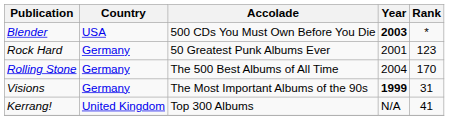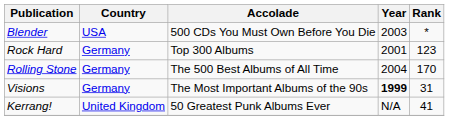(394, 32) bold -> (394, 32) normal
(250, 50) 50 Greatest Punk Albums Ever -> (212, 50) Top 300 Albums
(212, 106) Top 300 Albums -> (250, 106) 50 Greatest Punk Albums Ever
